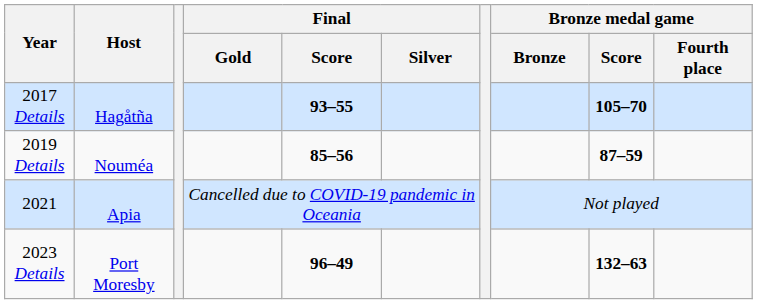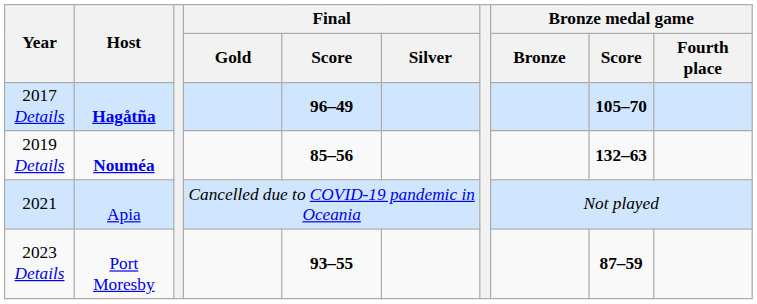(124, 116) normal -> (124, 116) bold
(332, 106) 93–55 -> (332, 106) 96–49
(124, 165) normal -> (124, 165) bold
(621, 155) 87–59 -> (621, 155) 132–63
(332, 263) 96–49 -> (332, 263) 93–55
(621, 263) 132–63 -> (621, 263) 87–59
